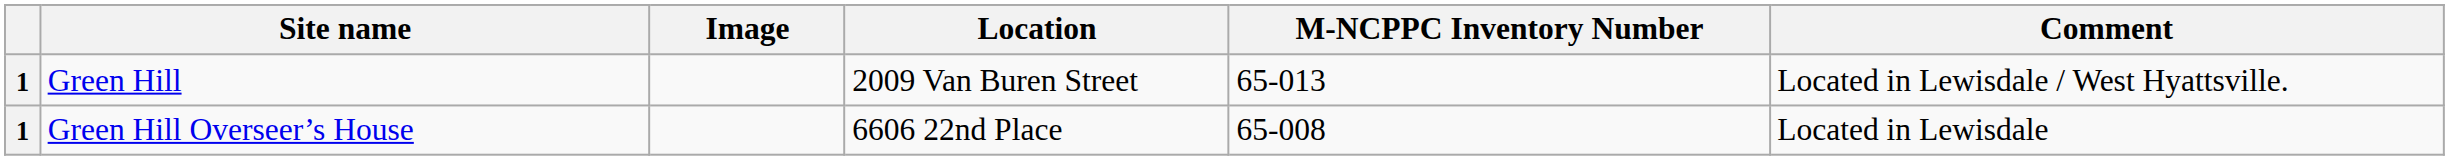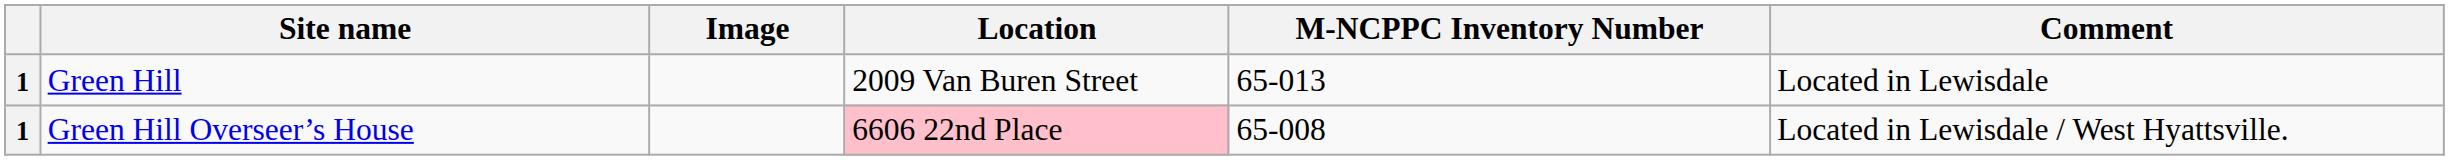(2033, 79) Located in Lewisdale / West Hyattsville. -> (1913, 79) Located in Lewisdale
(957, 129) no background -> (957, 129) pink background
(1913, 129) Located in Lewisdale -> (2033, 129) Located in Lewisdale / West Hyattsville.
